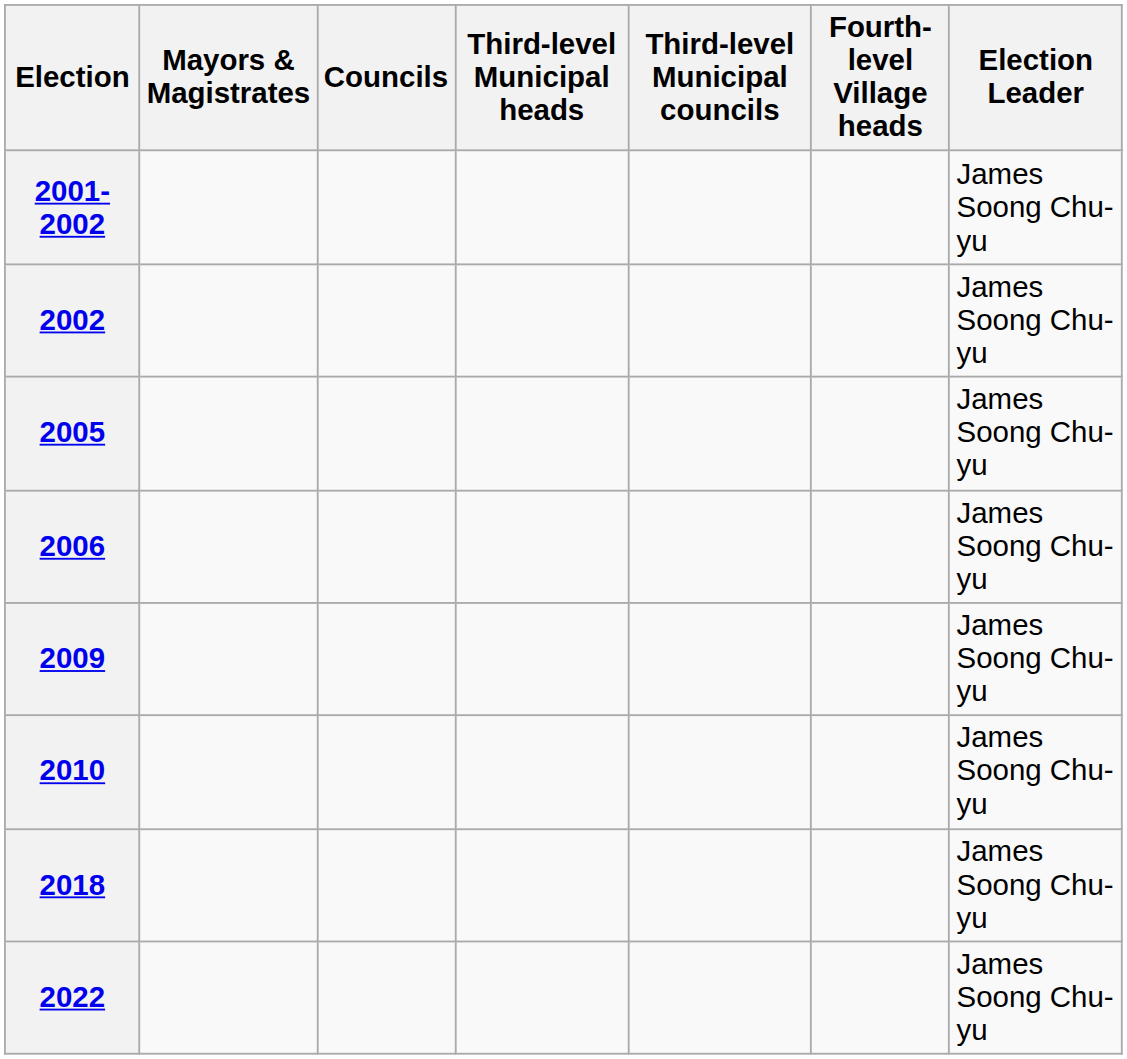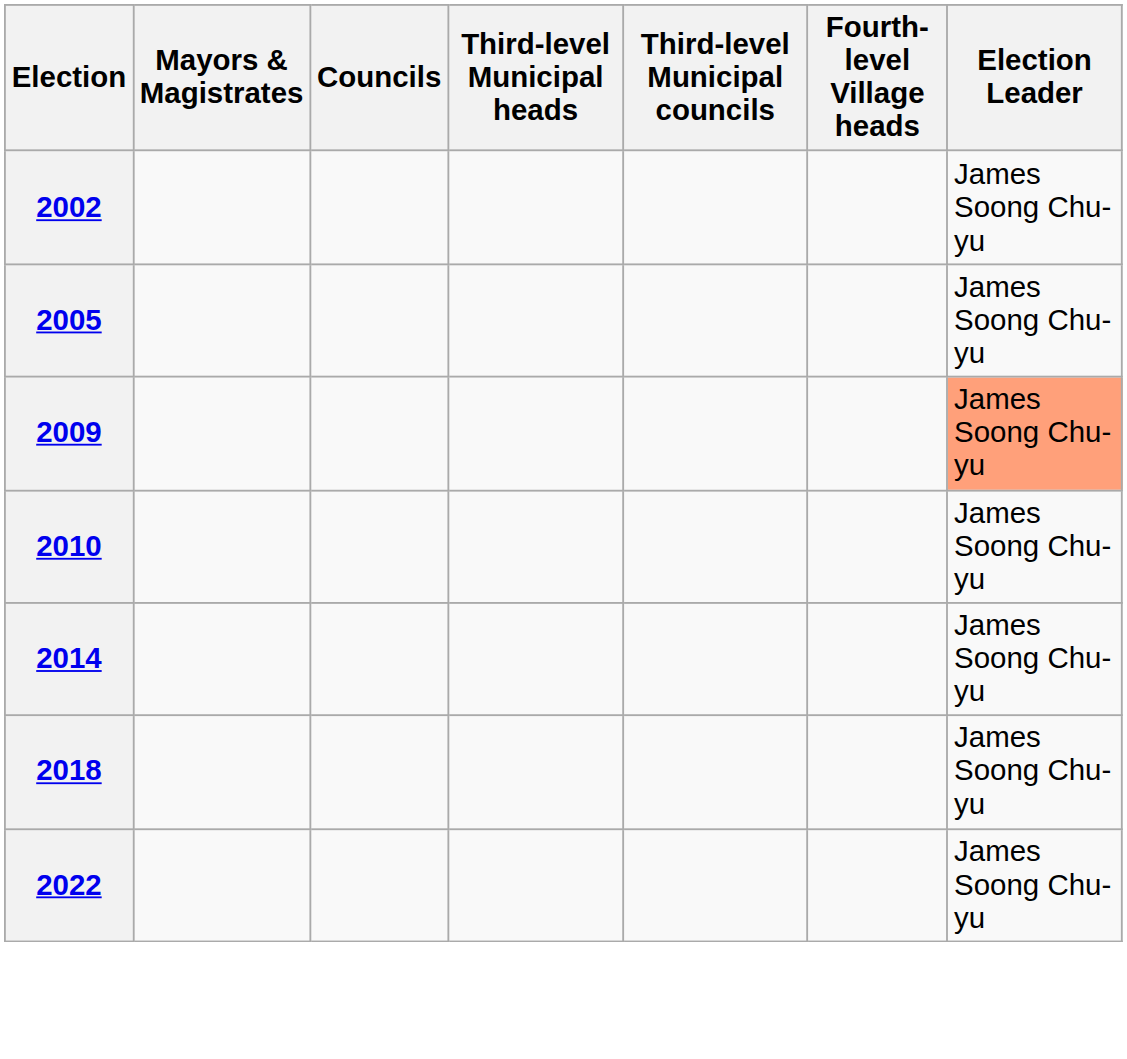- row: (72, 207)
- row: (72, 545)
(1035, 658) no background -> (1033, 432) lightsalmon background
+ row: (69, 658)
